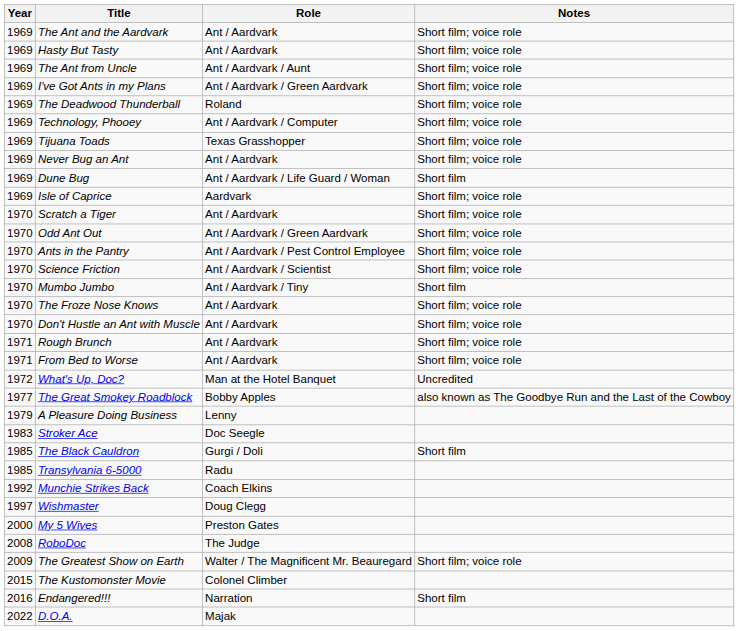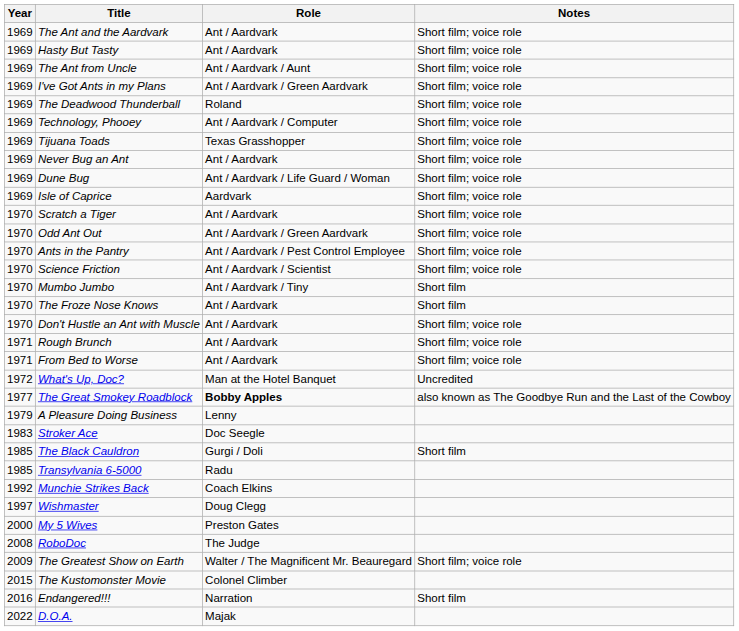(442, 178) Short film -> (469, 178) Short film; voice role
(469, 305) Short film; voice role -> (442, 305) Short film
(240, 397) normal -> (244, 397) bold
